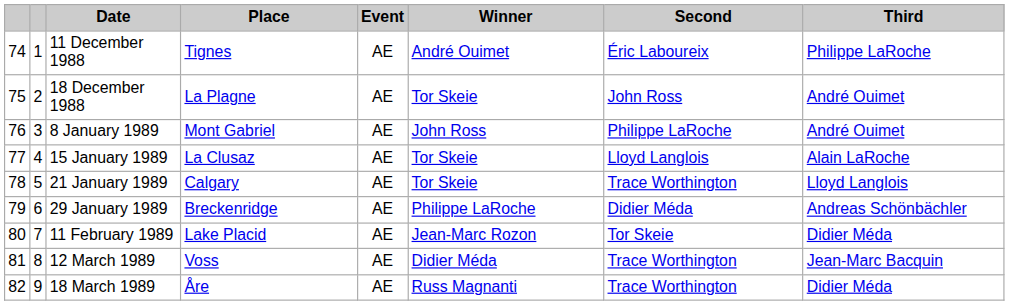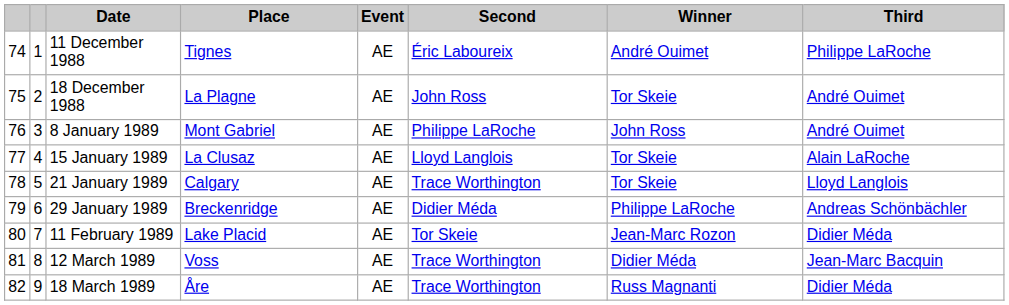columns swapped: (506, 17) <-> (703, 17)
